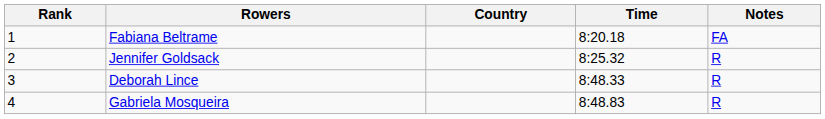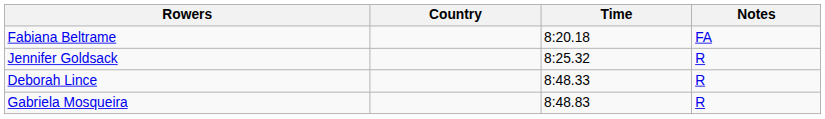- column: (55, 15)
